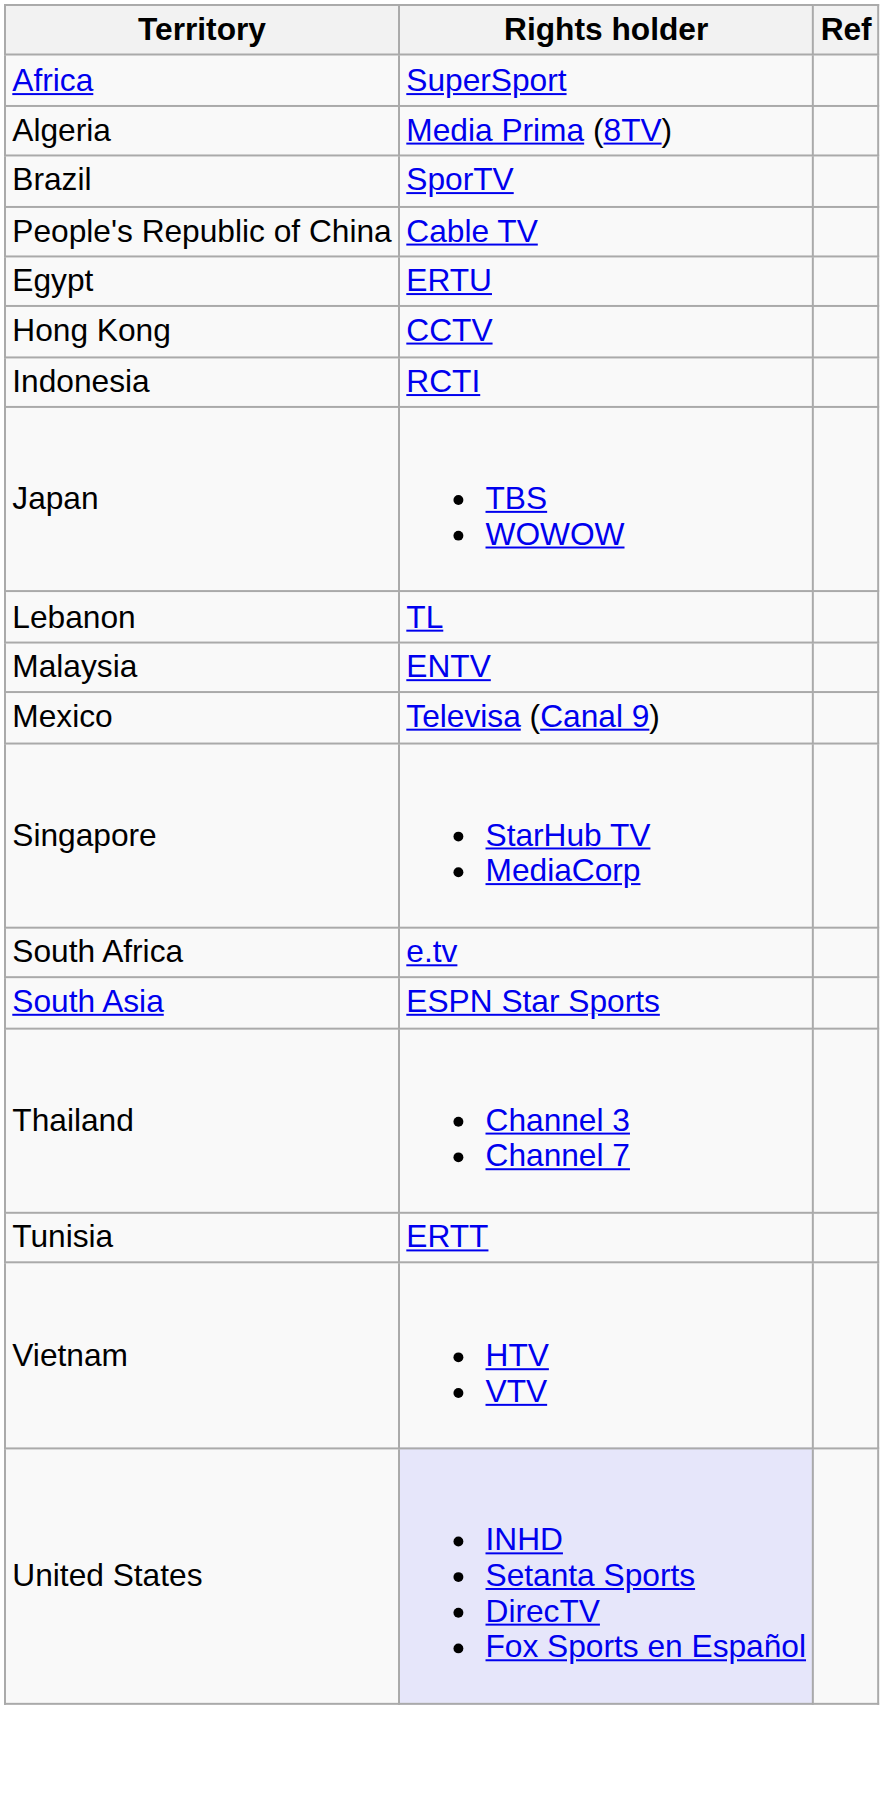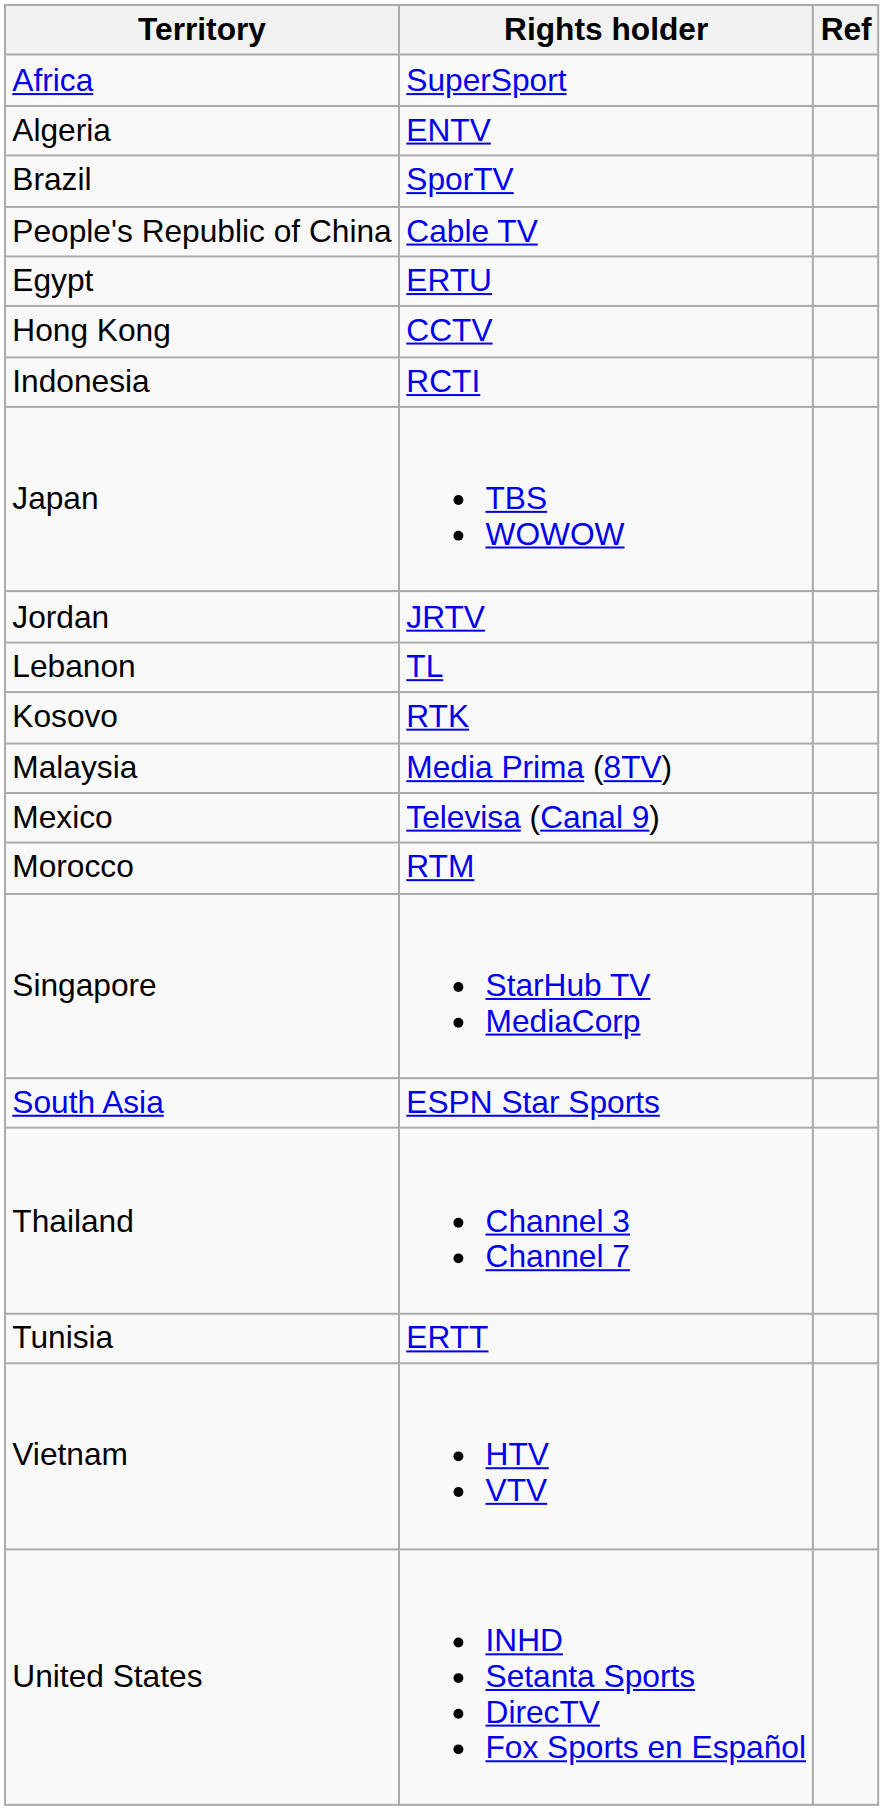(539, 130) Media Prima (8TV) -> (449, 130) ENTV
+ row: (61, 616)
+ row: (65, 716)
(449, 666) ENTV -> (539, 767) Media Prima (8TV)
+ row: (73, 867)
- row: (98, 952)
(606, 1594) lavender background -> (606, 1694) no background
